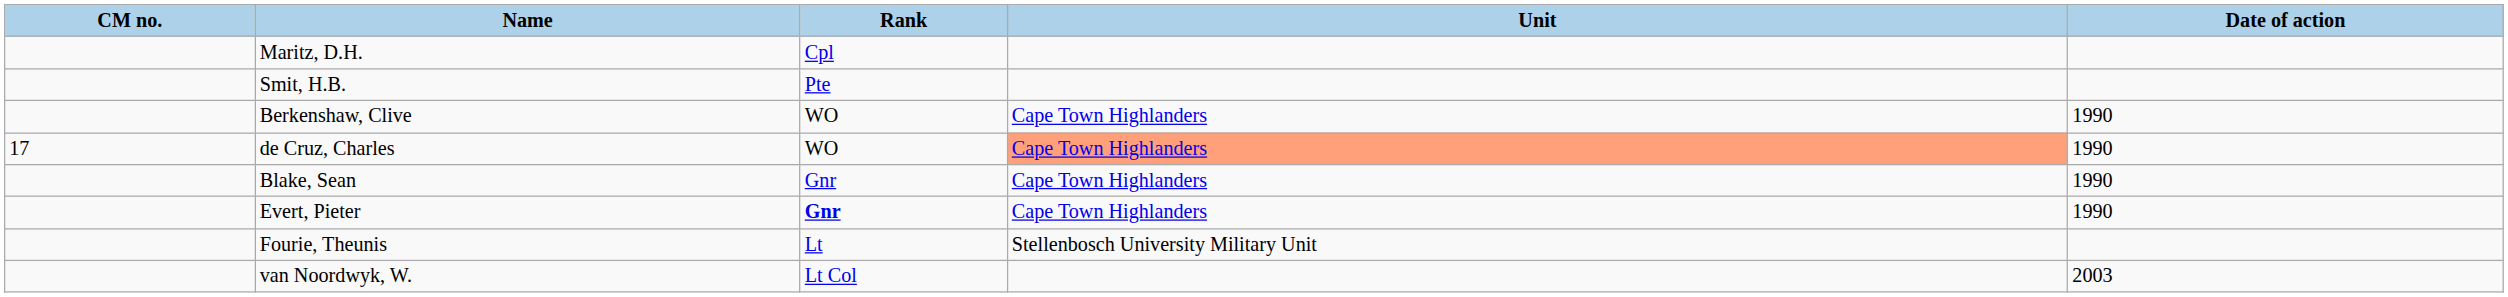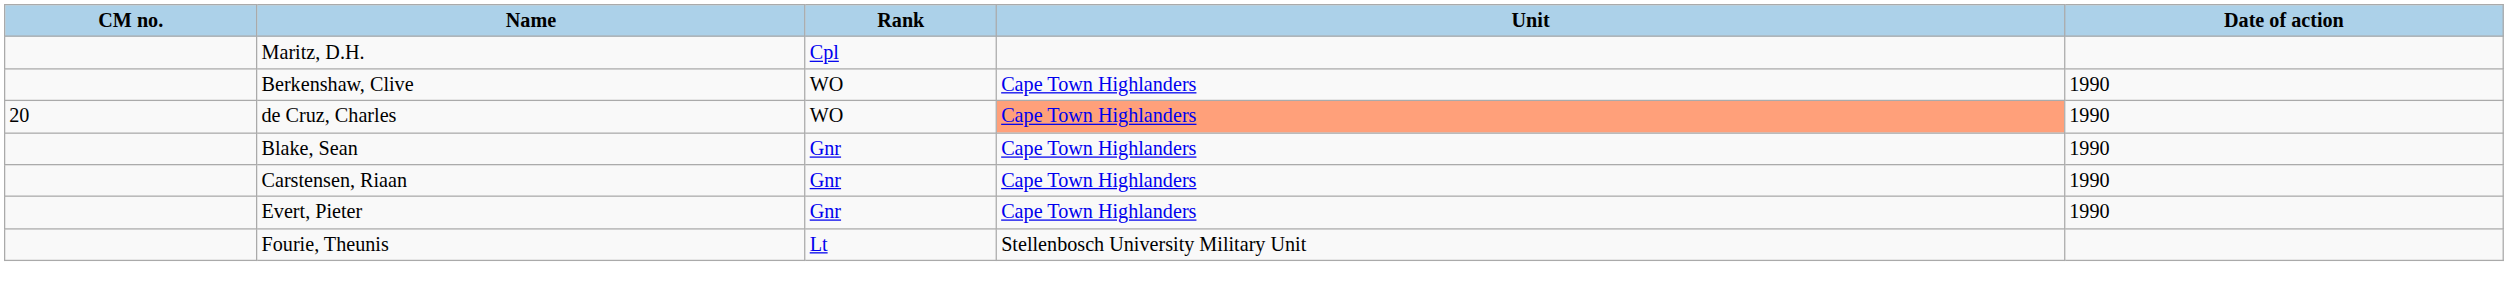- row: (303, 84)
(19, 148) 17 -> (19, 116) 20
+ row: (334, 180)
(823, 212) bold -> (825, 212) normal
- row: (336, 276)
